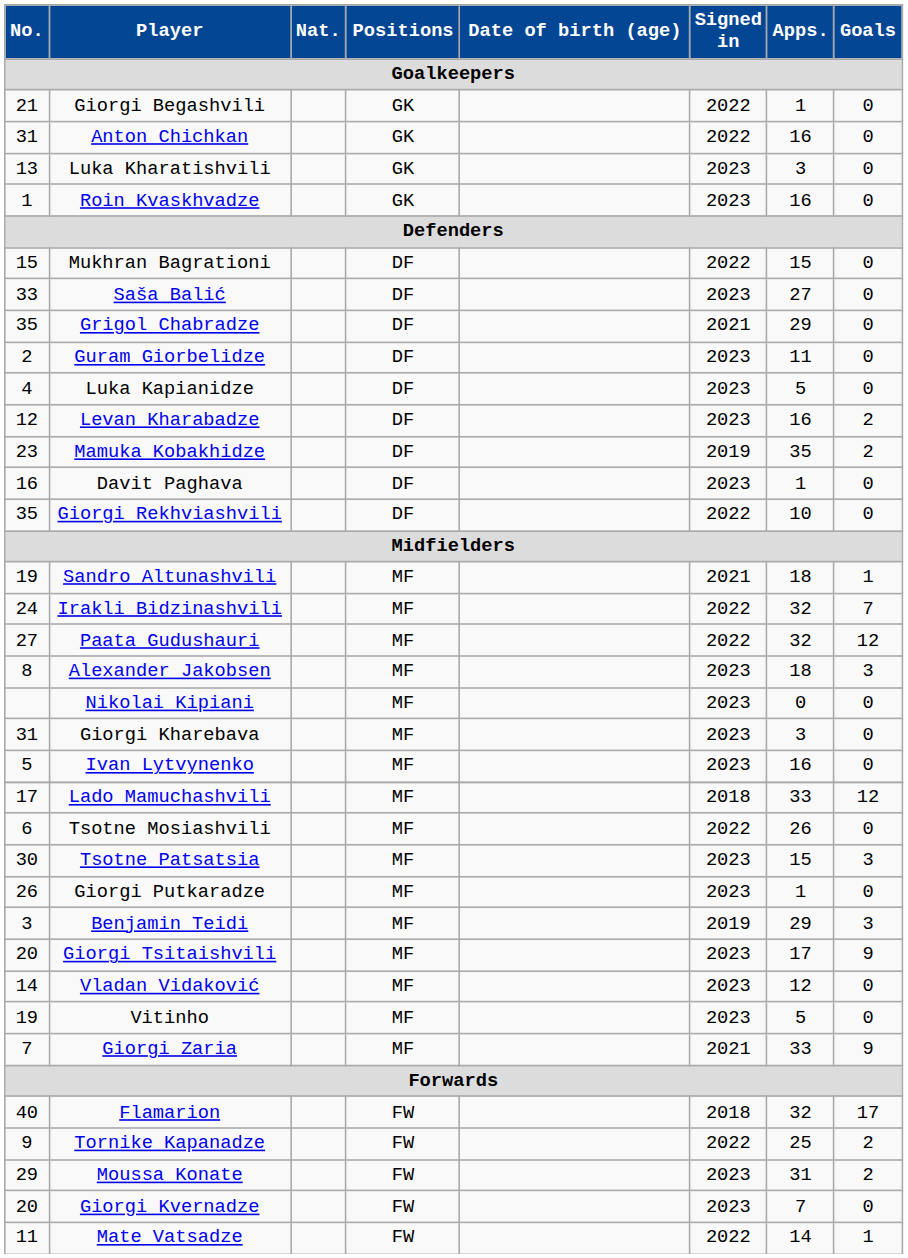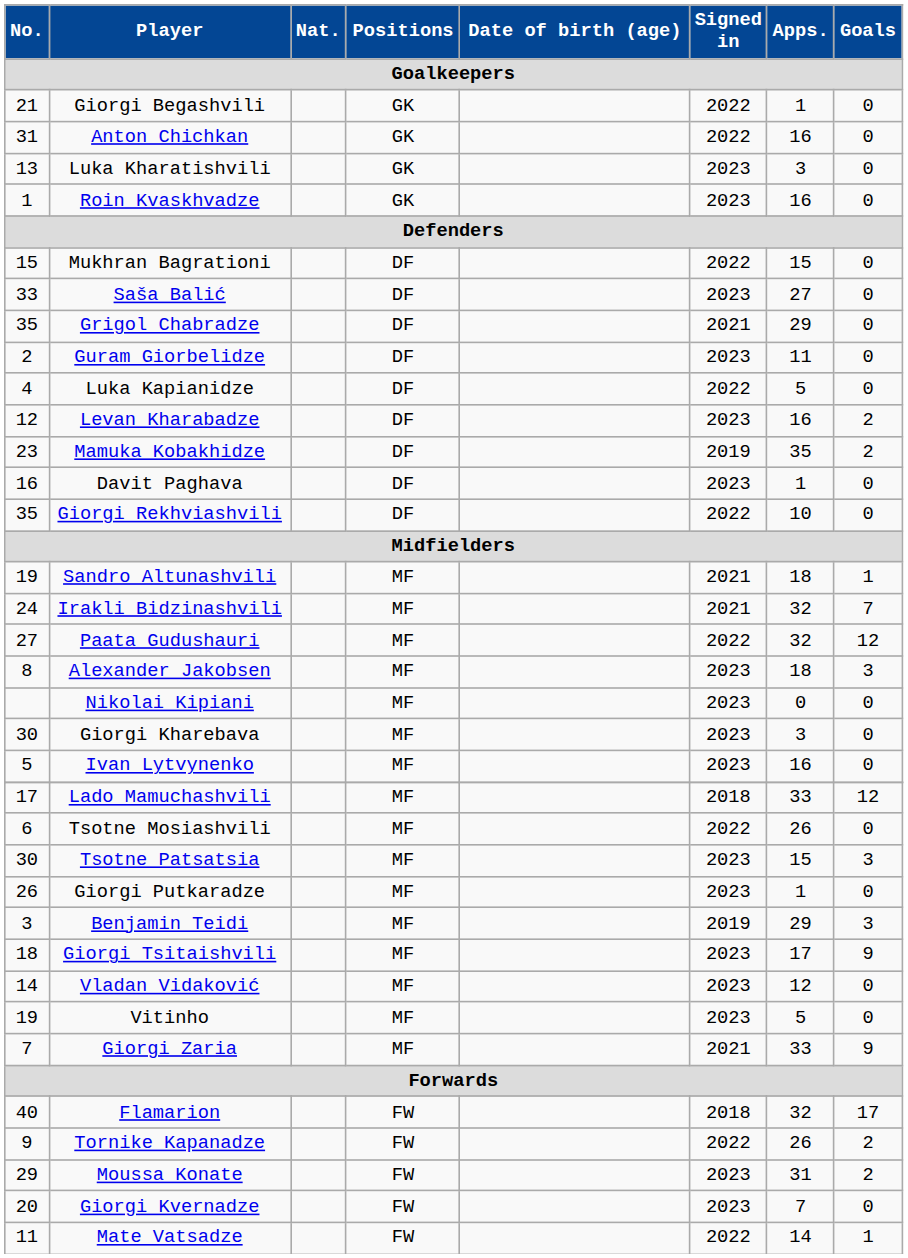(728, 389) 2023 -> (728, 389) 2022
(728, 609) 2022 -> (728, 609) 2021
(27, 735) 31 -> (27, 735) 30
(27, 955) 20 -> (27, 955) 18
(801, 1143) 25 -> (801, 1143) 26
